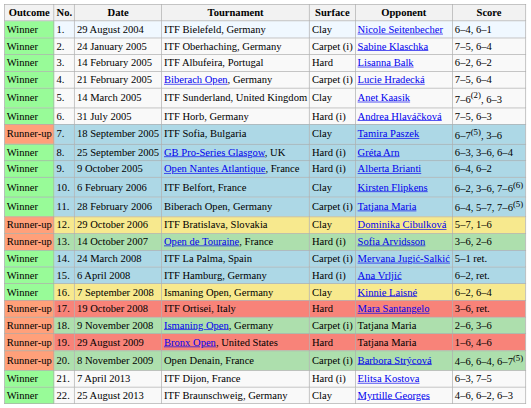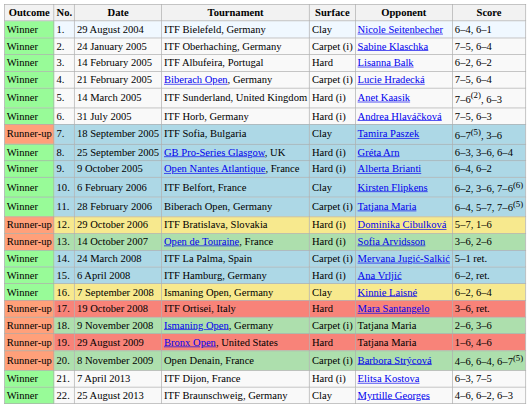(322, 98) Clay -> (329, 98) Hard (i)
(322, 225) Clay -> (329, 225) Hard (i)
